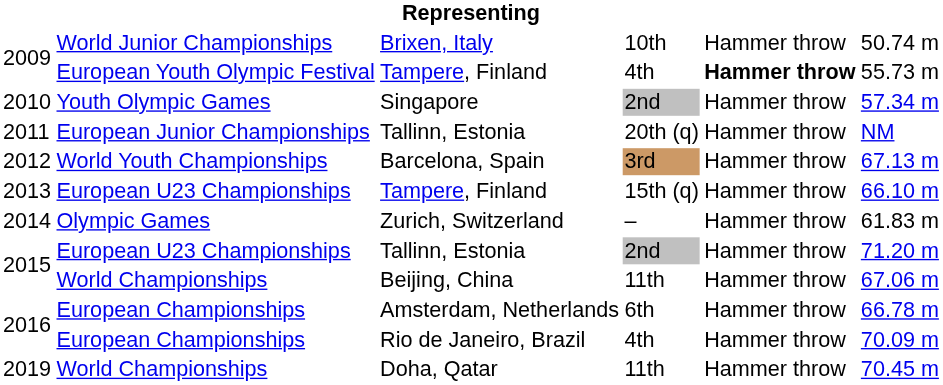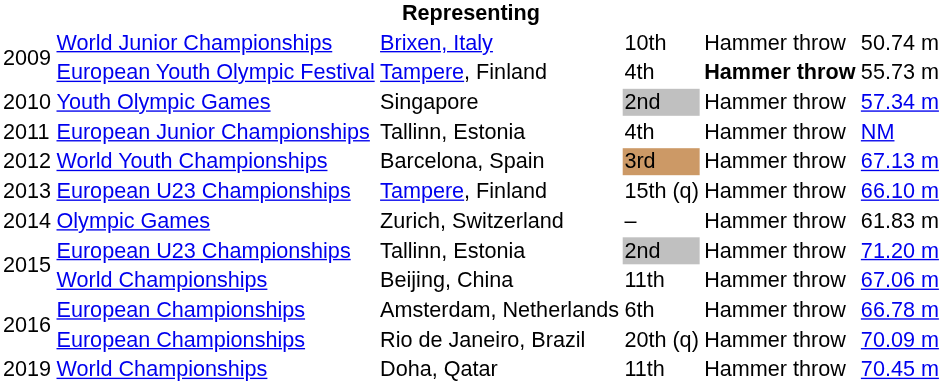(662, 131) 20th (q) -> (639, 131) 4th
(639, 339) 4th -> (662, 339) 20th (q)
